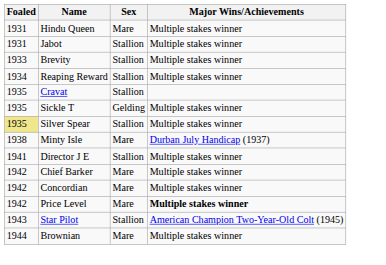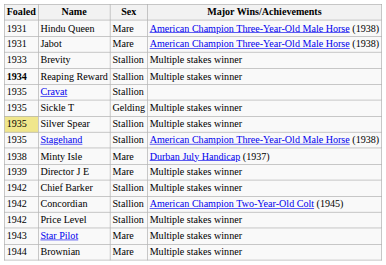(196, 28) Multiple stakes winner -> (264, 28) American Champion Three-Year-Old Male Horse (1938)
(128, 44) Stallion -> (123, 44) Mare
(196, 44) Multiple stakes winner -> (264, 44) American Champion Three-Year-Old Male Horse (1938)
(17, 76) normal -> (17, 76) bold
+ row: (61, 140)
(17, 156) 1941 -> (17, 172) 1939
(128, 156) Stallion -> (123, 172) Mare
(123, 172) Mare -> (128, 188) Stallion
(123, 188) Mare -> (128, 204) Stallion
(196, 188) Multiple stakes winner -> (247, 204) American Champion Two-Year-Old Colt (1945)
(123, 204) Mare -> (128, 220) Stallion
(199, 204) bold -> (196, 220) normal
(128, 220) Stallion -> (123, 236) Mare
(247, 220) American Champion Two-Year-Old Colt (1945) -> (196, 236) Multiple stakes winner
